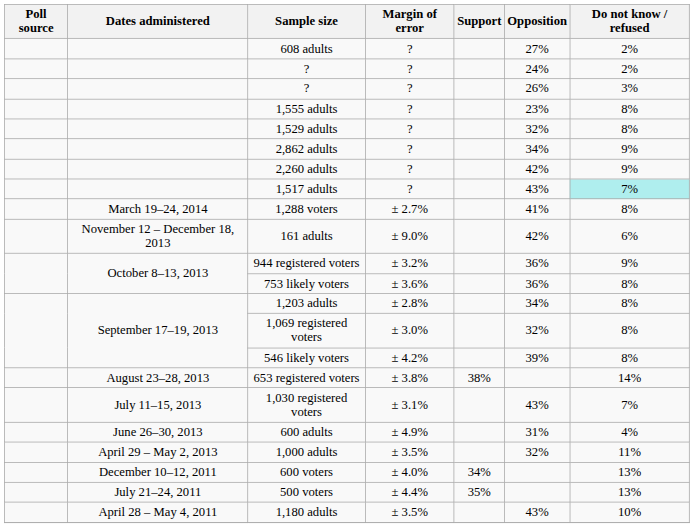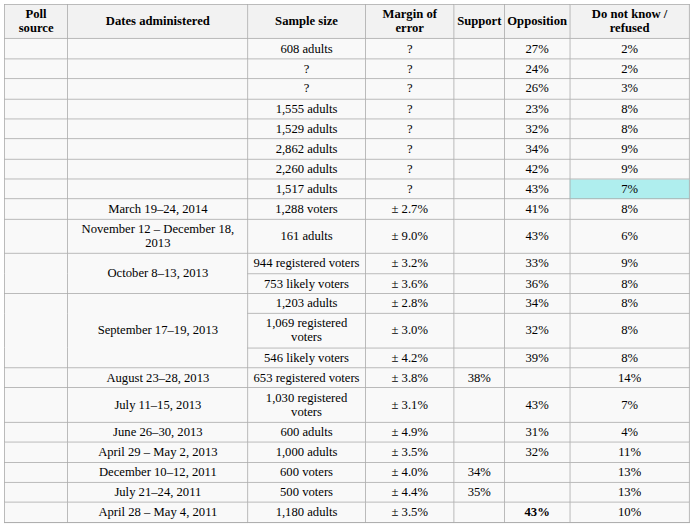(537, 236) 42% -> (537, 236) 43%
(537, 263) 36% -> (537, 263) 33%
(537, 512) normal -> (537, 512) bold
